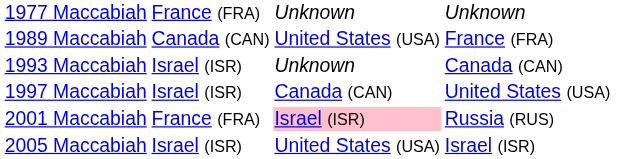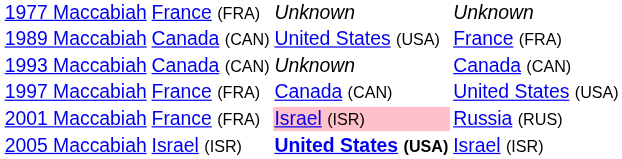(197, 65) Israel (ISR) -> (211, 65) Canada (CAN)
(197, 92) Israel (ISR) -> (206, 92) France (FRA)
(357, 145) normal -> (361, 145) bold
